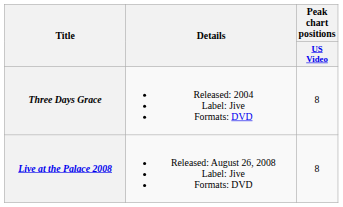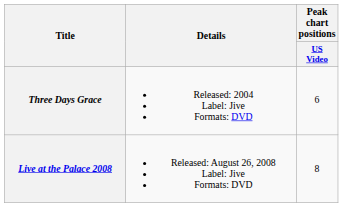(317, 100) 8 -> (317, 100) 6
